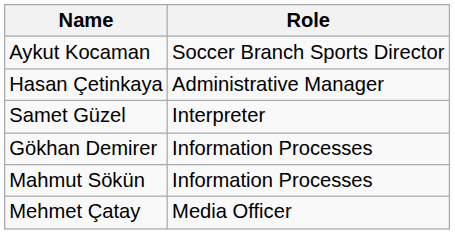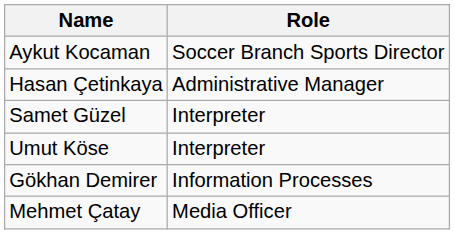+ row: (59, 148)
- row: (77, 180)
